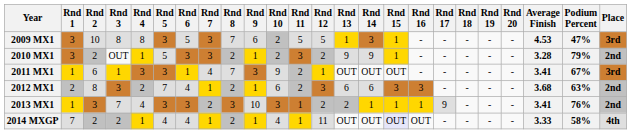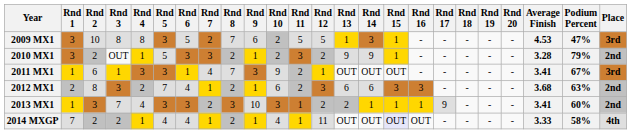(210, 39) 3 -> (210, 39) 2
(581, 104) 76% -> (581, 104) 60%
